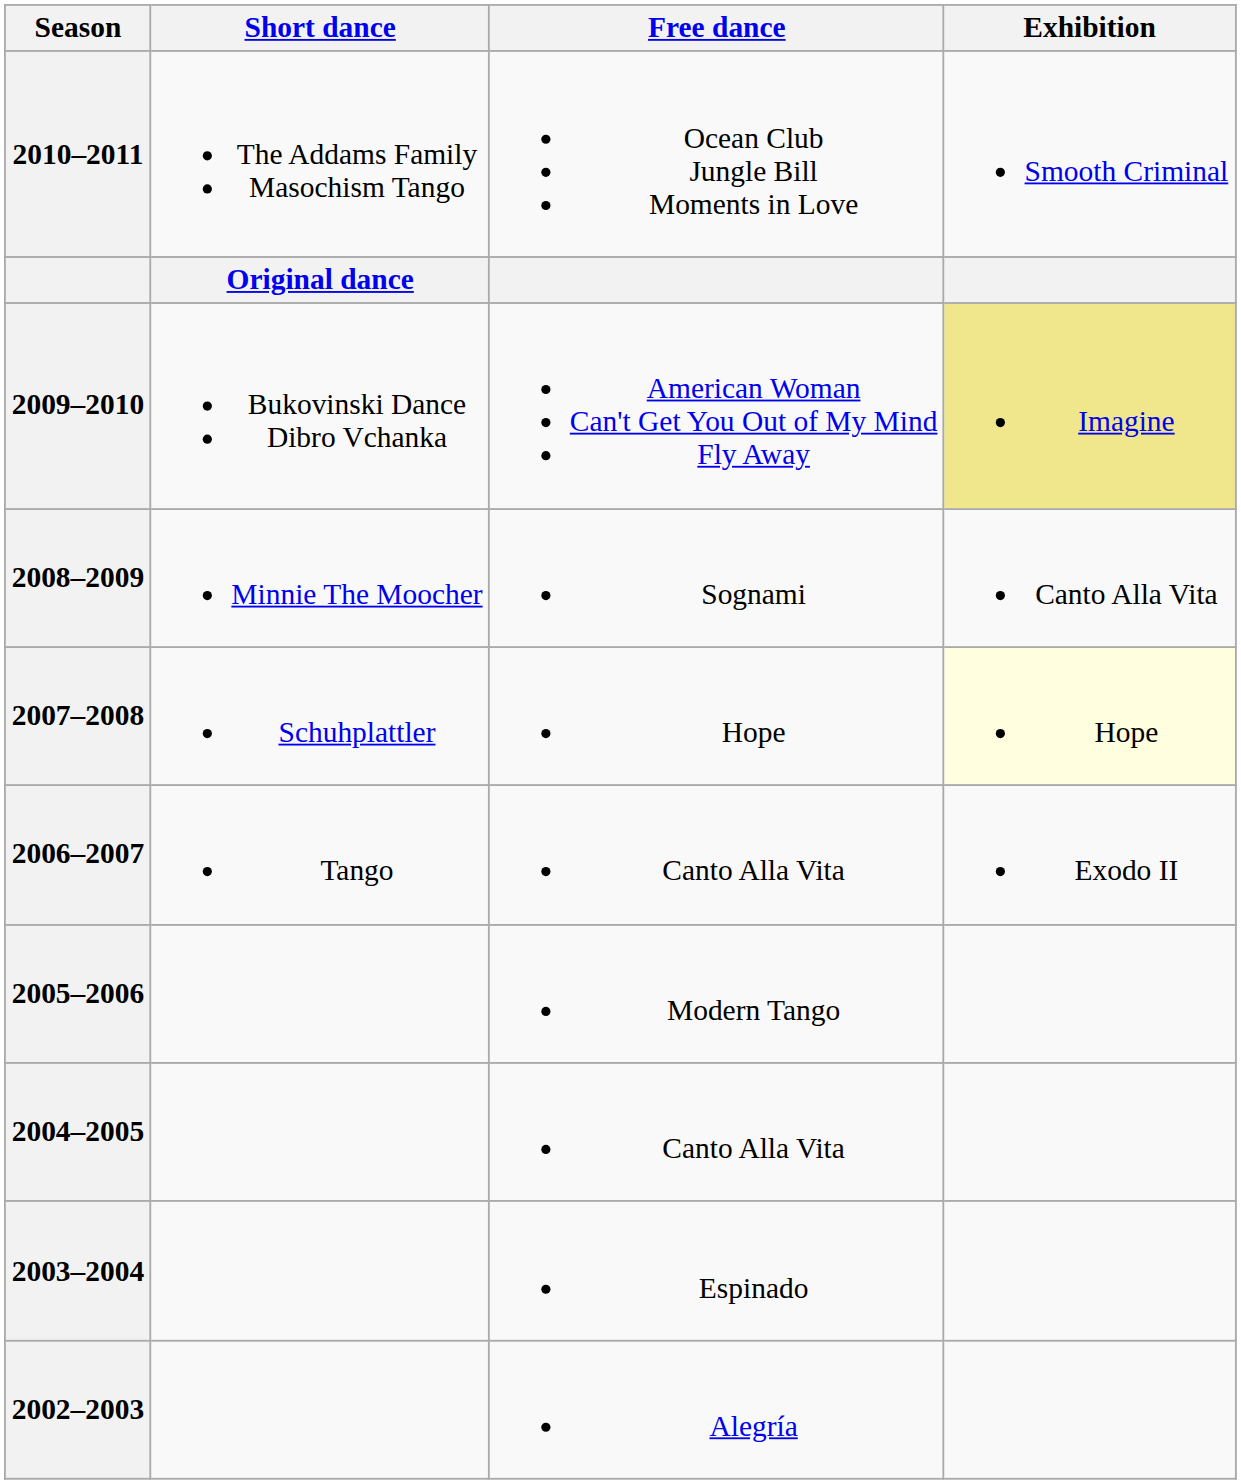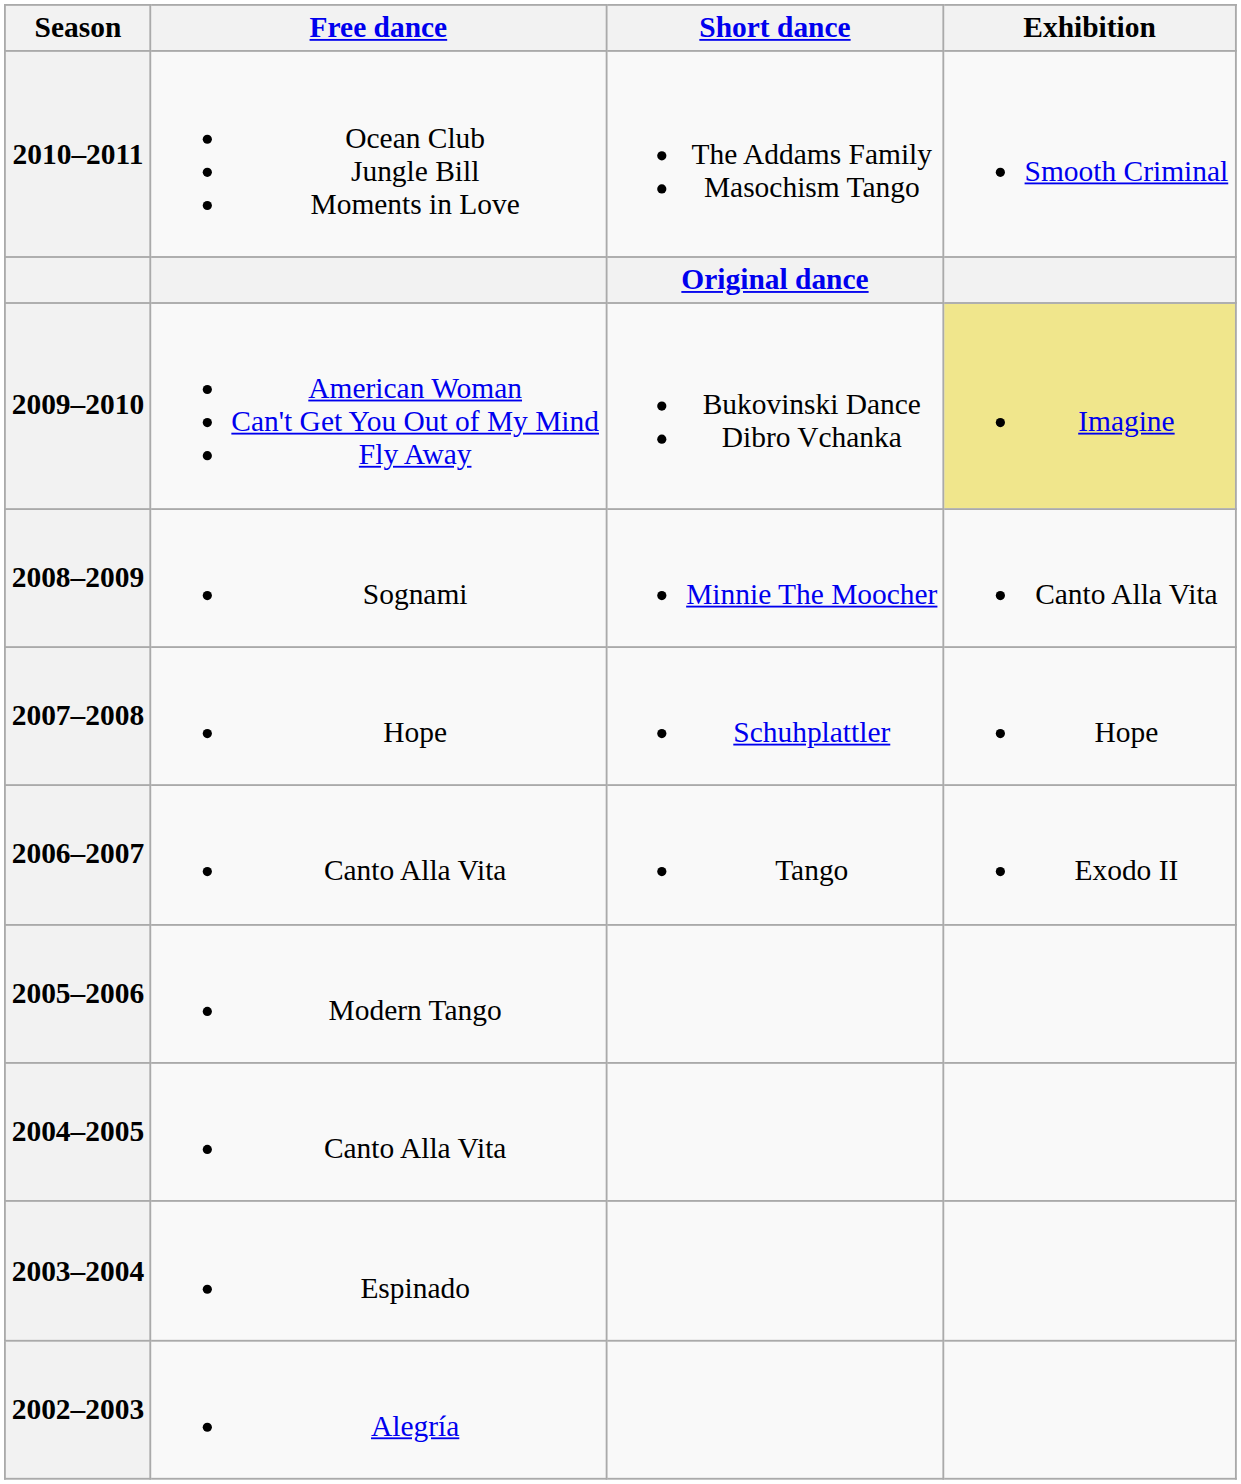columns swapped: (320, 27) <-> (717, 27)
(1090, 733) lightyellow background -> (1090, 733) no background
